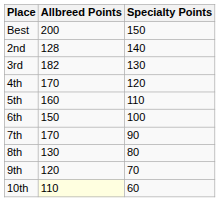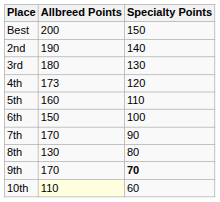(50, 48) 128 -> (50, 48) 190
(50, 65) 182 -> (50, 65) 180
(50, 83) 170 -> (50, 83) 173
(50, 170) 120 -> (50, 170) 170
(133, 170) normal -> (133, 170) bold
